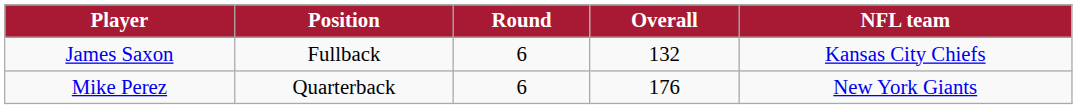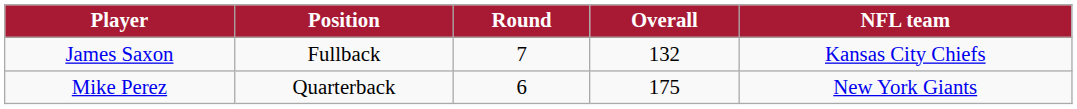(522, 53) 6 -> (522, 53) 7
(664, 86) 176 -> (664, 86) 175
